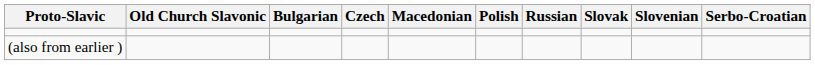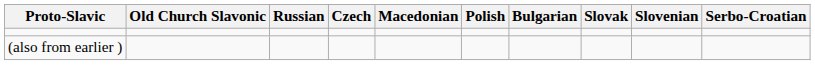columns swapped: (305, 16) <-> (551, 16)
